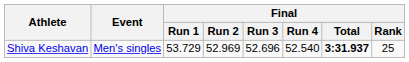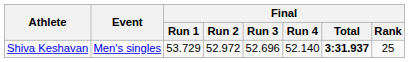(223, 49) 52.969 -> (223, 49) 52.972
(302, 49) 52.540 -> (302, 49) 52.140
